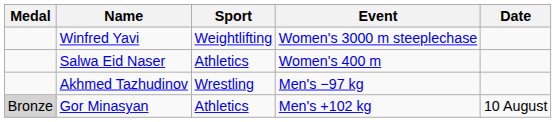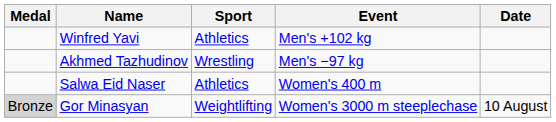(233, 39) Weightlifting -> (222, 39) Athletics
(378, 39) Women's 3000 m steeplechase -> (325, 39) Men's +102 kg
rows swapped: (124, 84) <-> (112, 61)
(222, 106) Athletics -> (233, 106) Weightlifting
(325, 106) Men's +102 kg -> (378, 106) Women's 3000 m steeplechase
